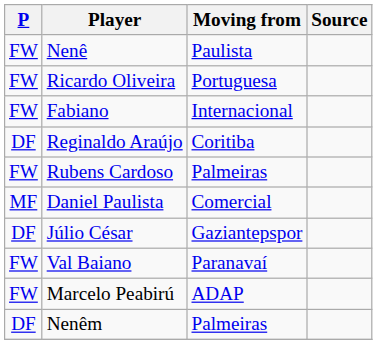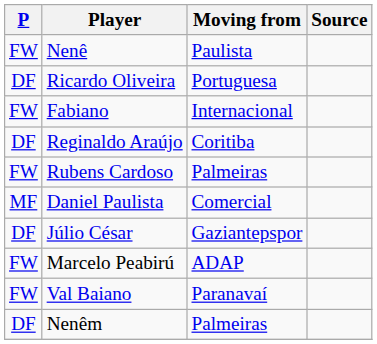(23, 80) FW -> (23, 80) DF
rows swapped: (89, 263) <-> (110, 293)
